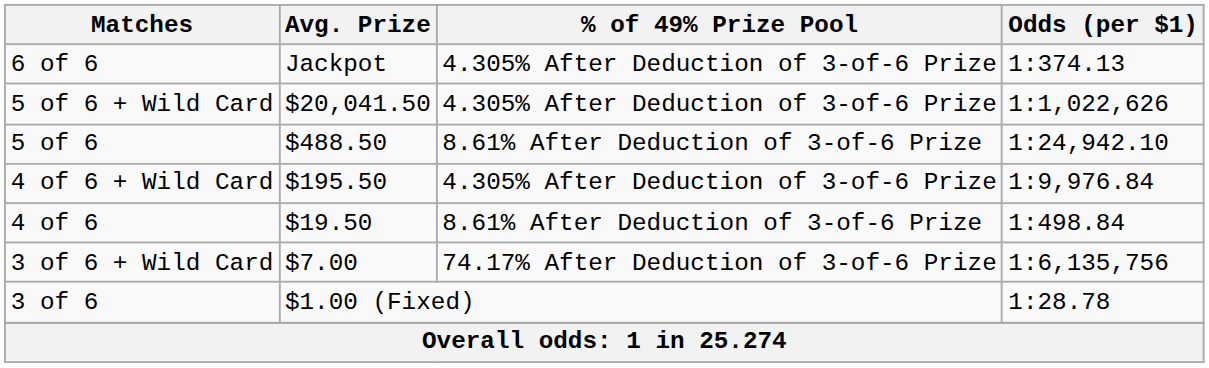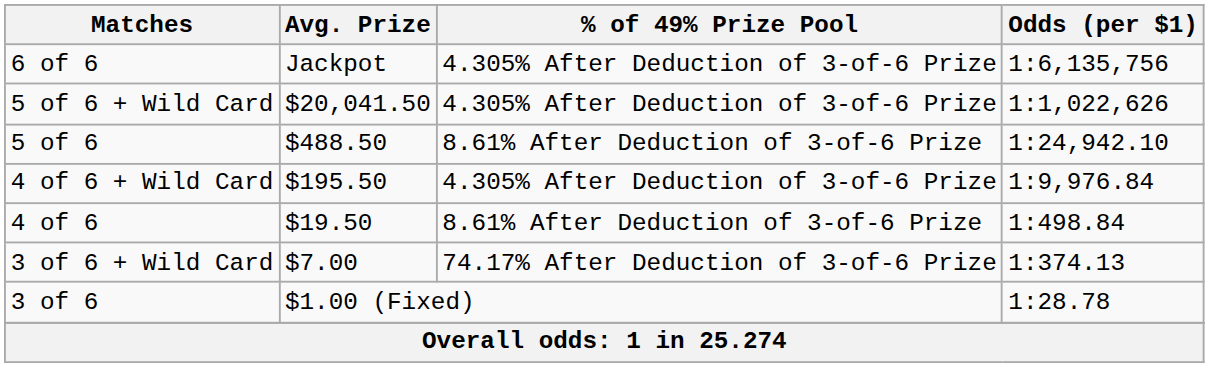(1067, 64) 1:374.13 -> (1089, 64) 1:6,135,756
(1089, 262) 1:6,135,756 -> (1067, 262) 1:374.13
